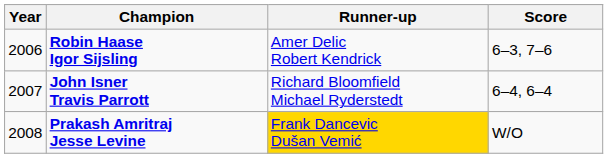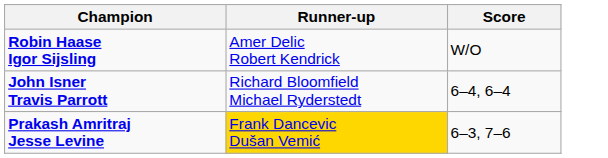- column: (25, 17)
(522, 50) 6–3, 7–6 -> (466, 50) W/O
(507, 133) W/O -> (481, 133) 6–3, 7–6
